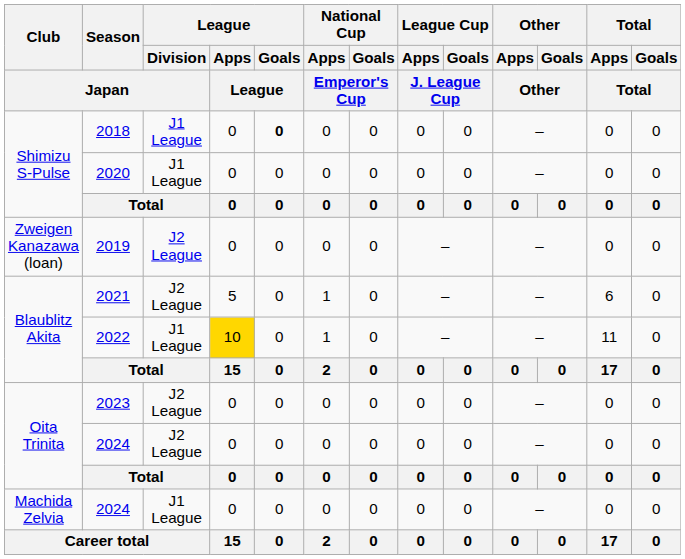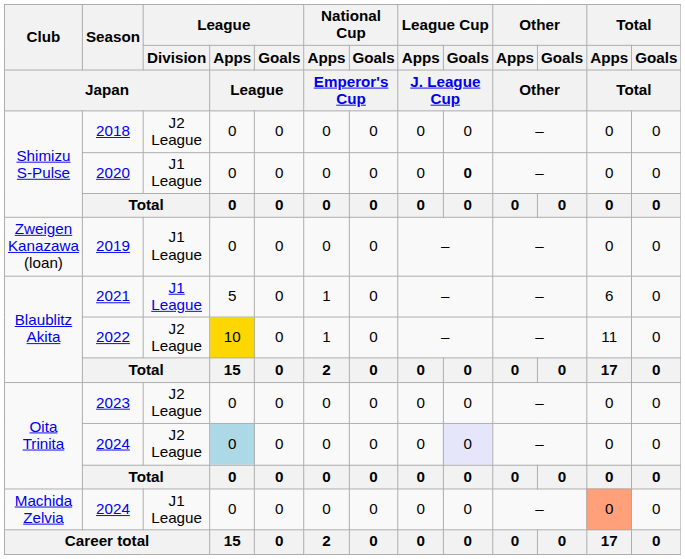(177, 131) J1 League -> (177, 131) J2 League
(279, 131) bold -> (279, 131) normal
(468, 172) normal -> (468, 172) bold
(177, 246) J2 League -> (177, 246) J1 League
(177, 296) J2 League -> (177, 296) J1 League
(177, 337) J1 League -> (177, 337) J2 League
(232, 444) no background -> (232, 444) lightblue background
(468, 444) no background -> (468, 444) lavender background
(609, 509) no background -> (609, 509) lightsalmon background
